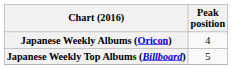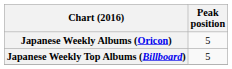(208, 40) 4 -> (208, 40) 5
